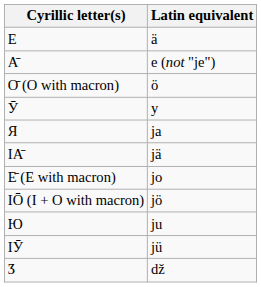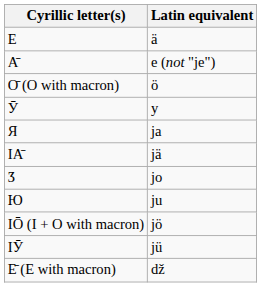(62, 177) Е̄ (Е with macron) -> (11, 177) Ӡ
rows swapped: (157, 200) <-> (157, 223)
(11, 270) Ӡ -> (62, 270) Е̄ (Е with macron)
